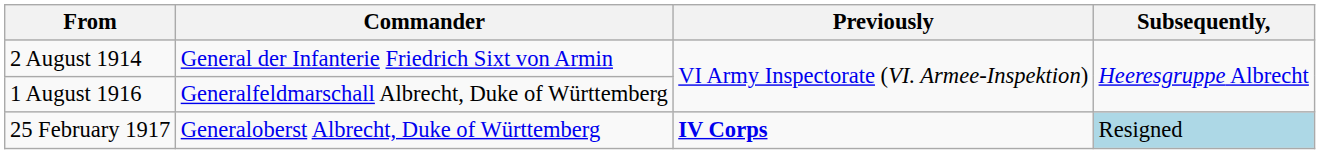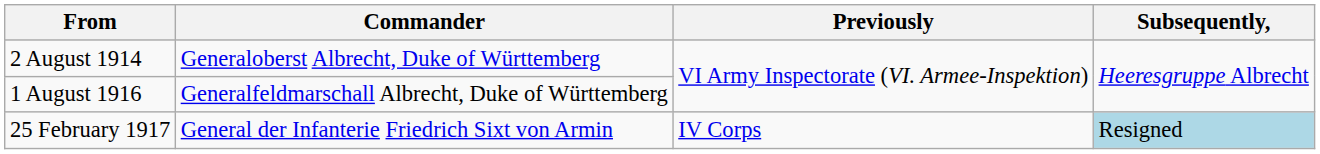(397, 58) General der Infanterie Friedrich Sixt von Armin -> (390, 58) Generaloberst Albrecht, Duke of Württemberg
(390, 129) Generaloberst Albrecht, Duke of Württemberg -> (397, 129) General der Infanterie Friedrich Sixt von Armin
(723, 129) bold -> (720, 129) normal
